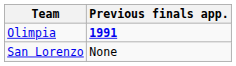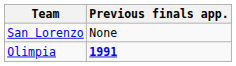rows swapped: (32, 33) <-> (46, 52)
